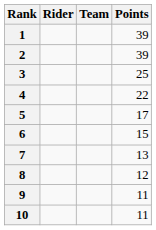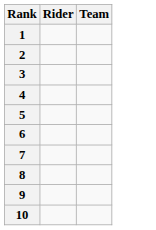- column: (132, 14)
